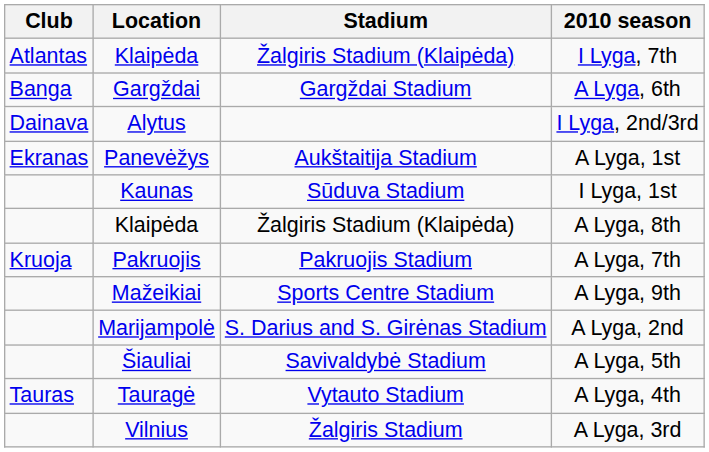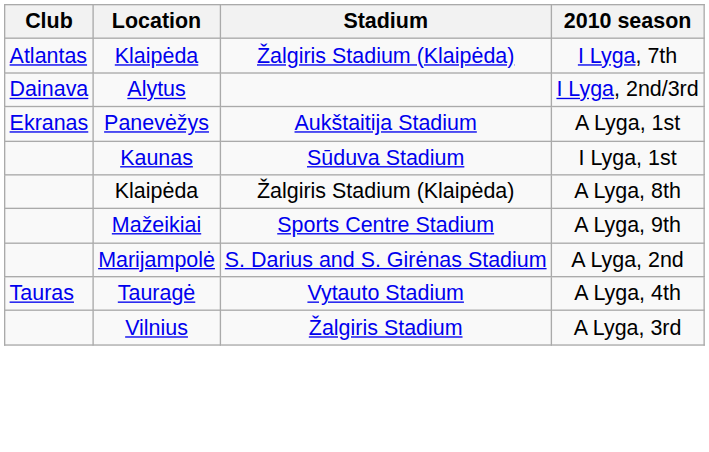- row: (628, 89)
- row: (628, 259)
- row: (628, 361)
